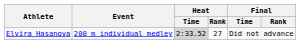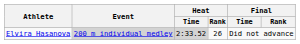(123, 33) no background -> (123, 33) lightgrey background
(218, 33) 27 -> (218, 33) 26
